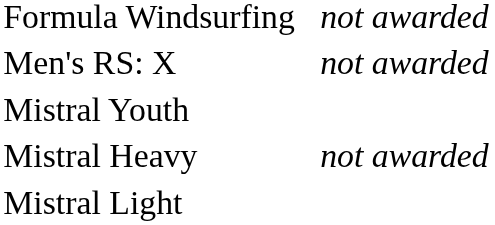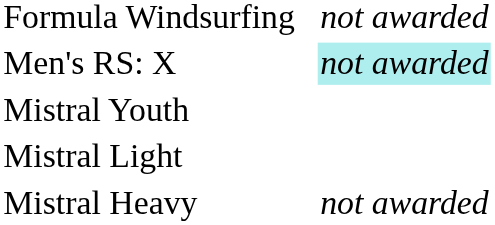(404, 63) no background -> (404, 63) paleturquoise background
rows swapped: (93, 202) <-> (100, 156)
